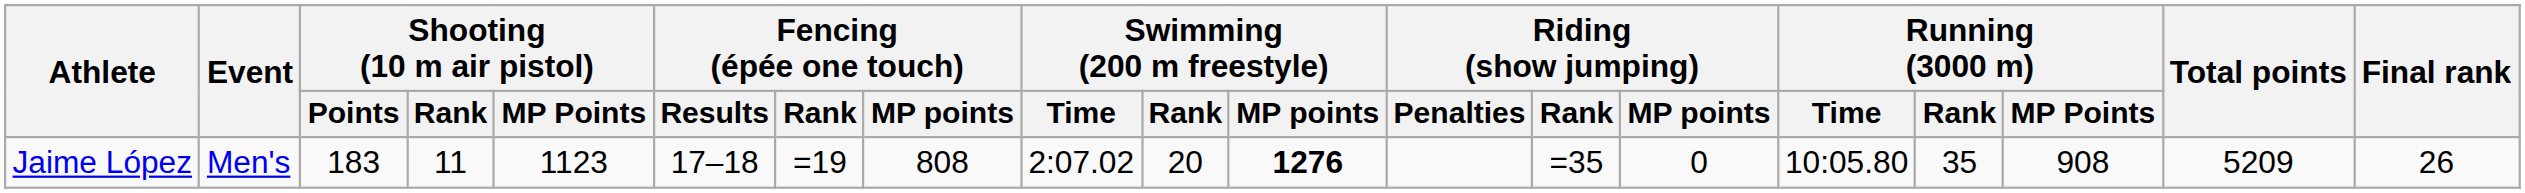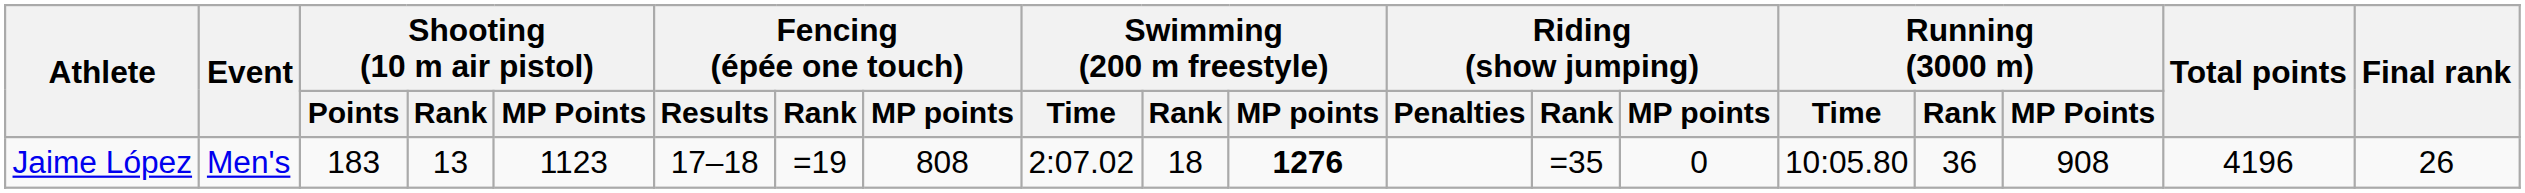(450, 163) 11 -> (450, 163) 13
(1185, 163) 20 -> (1185, 163) 18
(1960, 163) 35 -> (1960, 163) 36
(2258, 163) 5209 -> (2258, 163) 4196
